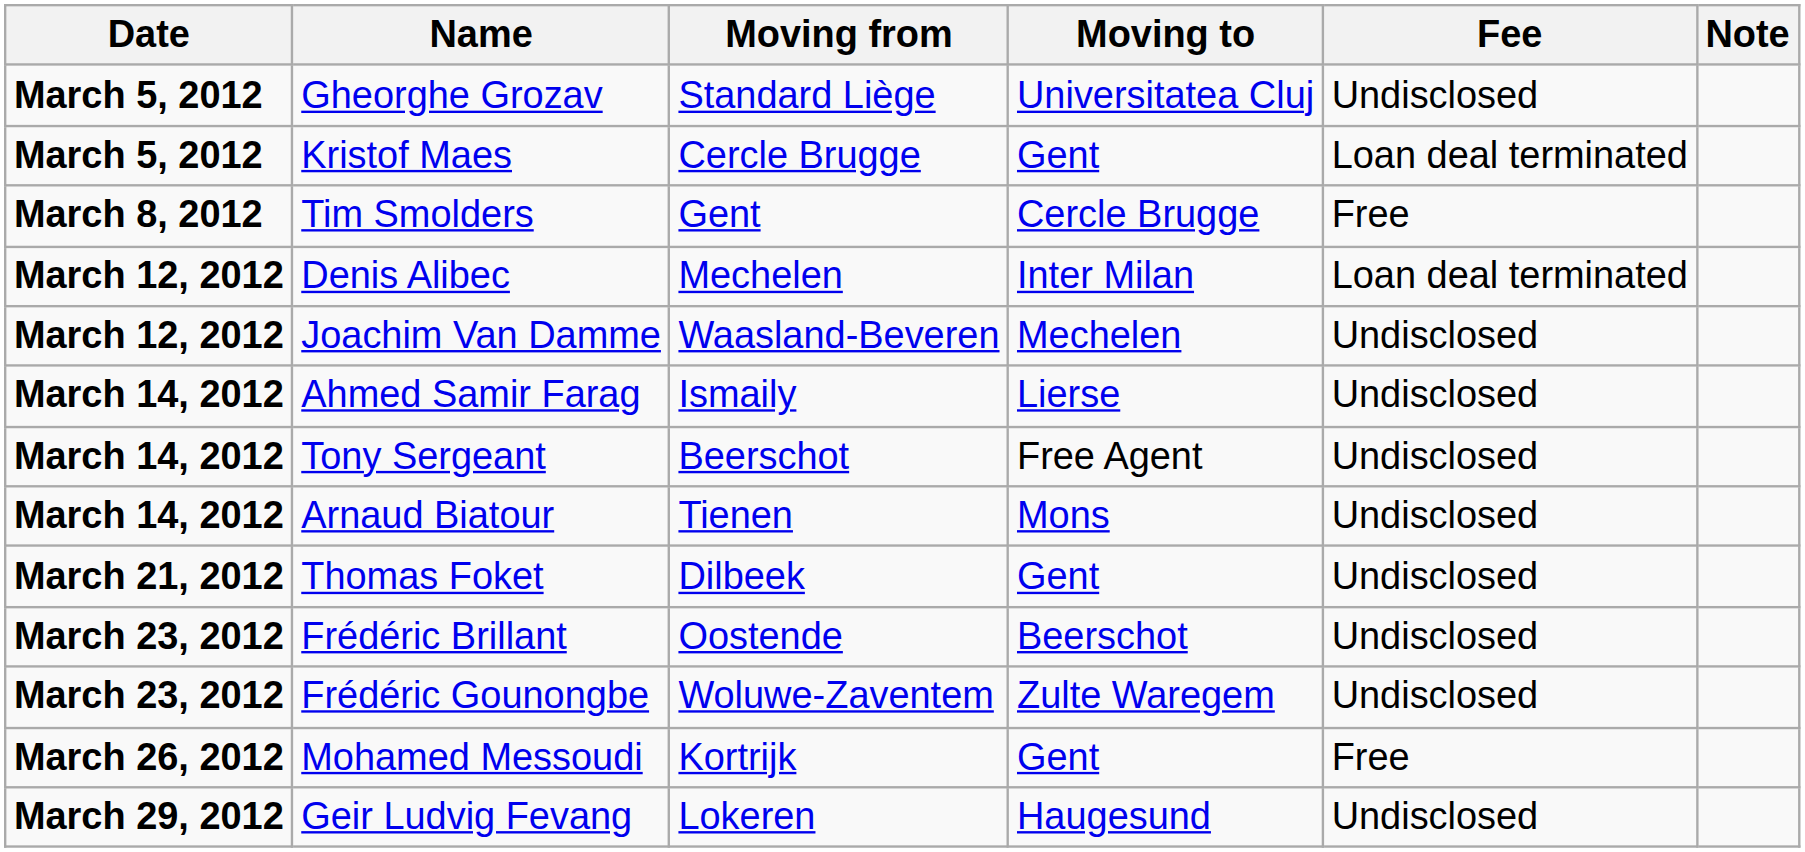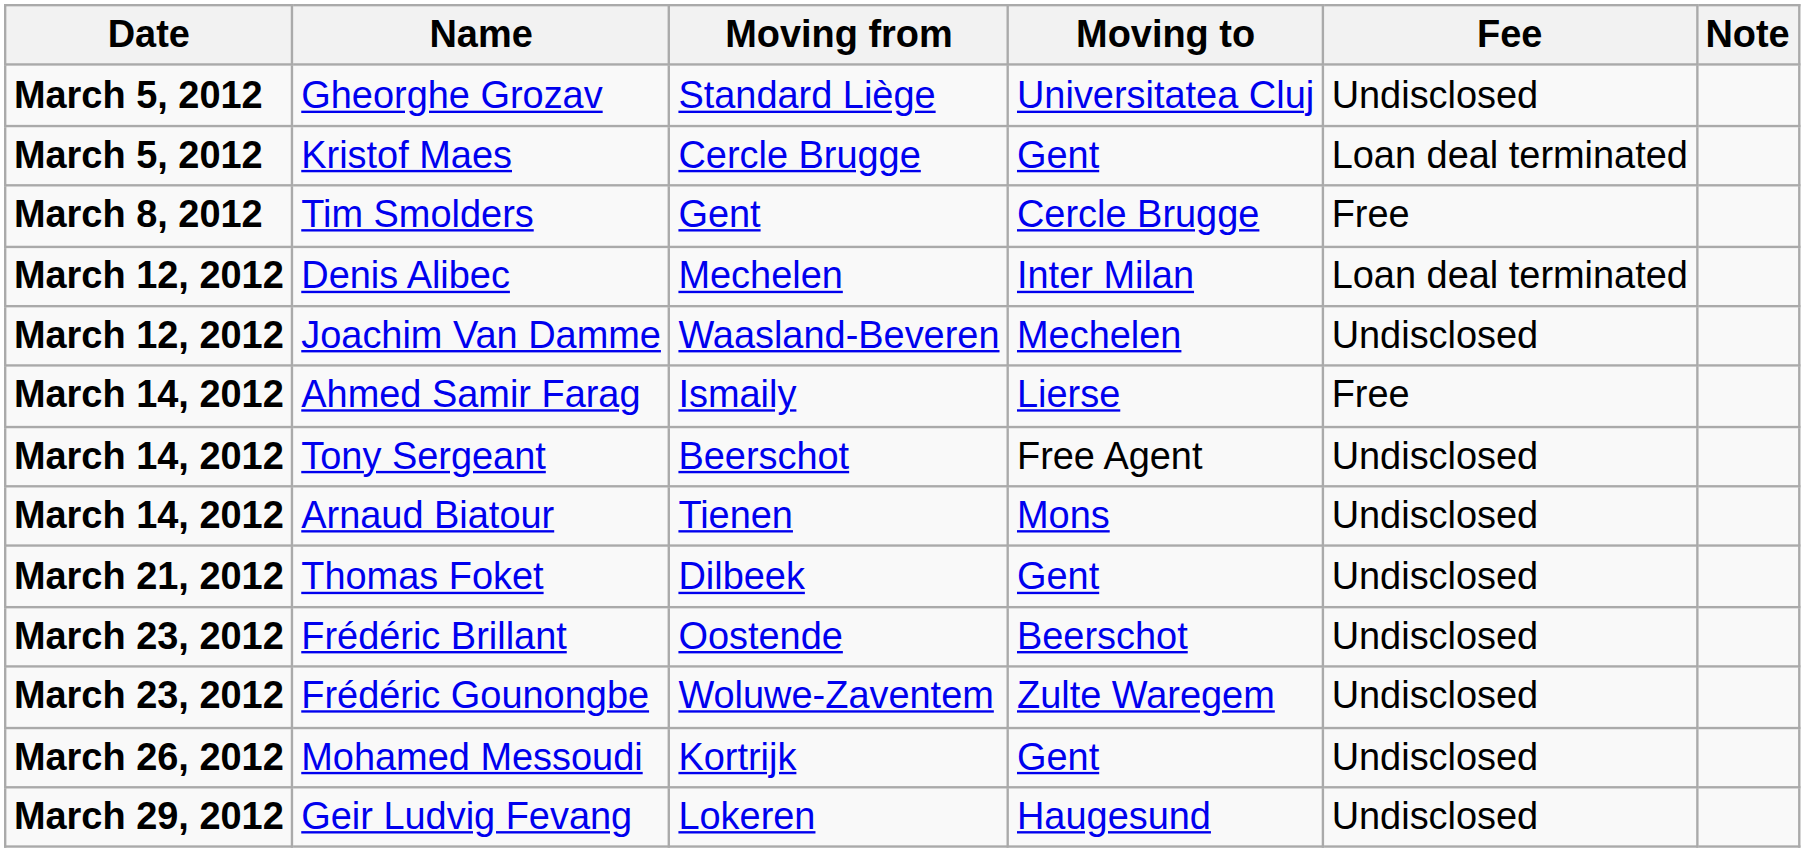(1435, 395) Undisclosed -> (1371, 395) Free
(1371, 756) Free -> (1435, 756) Undisclosed
